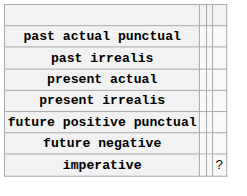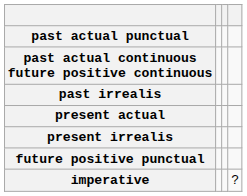+ row: (110, 66)
- row: (102, 144)
